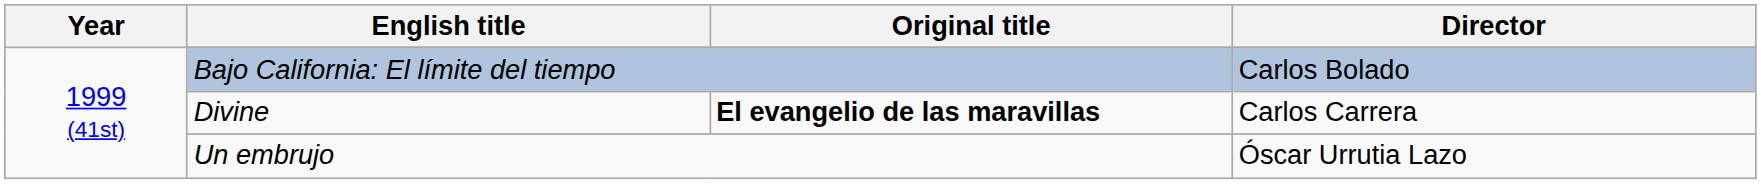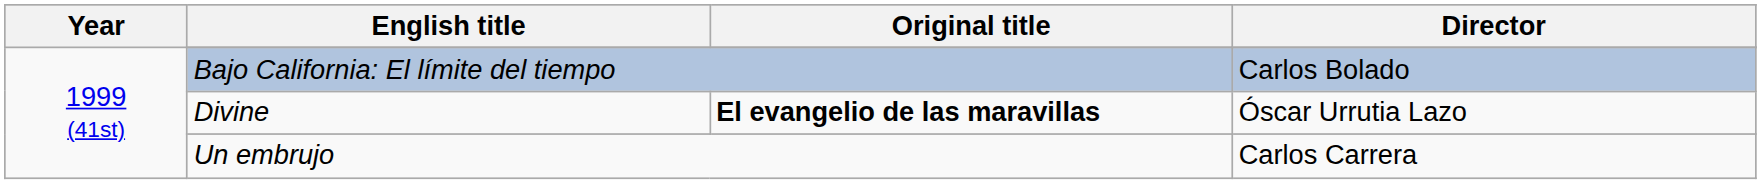(1328, 112) Carlos Carrera -> (1353, 112) Óscar Urrutia Lazo
(1353, 155) Óscar Urrutia Lazo -> (1328, 155) Carlos Carrera
